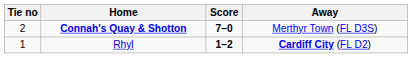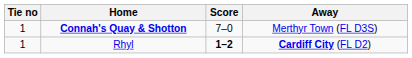(23, 28) 2 -> (23, 28) 1
(224, 28) bold -> (224, 28) normal
